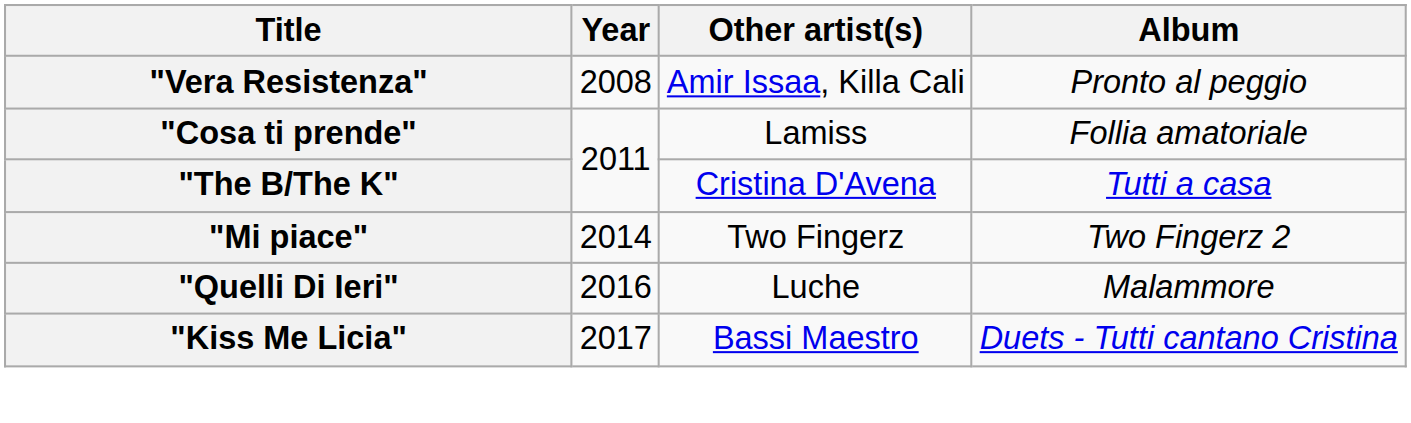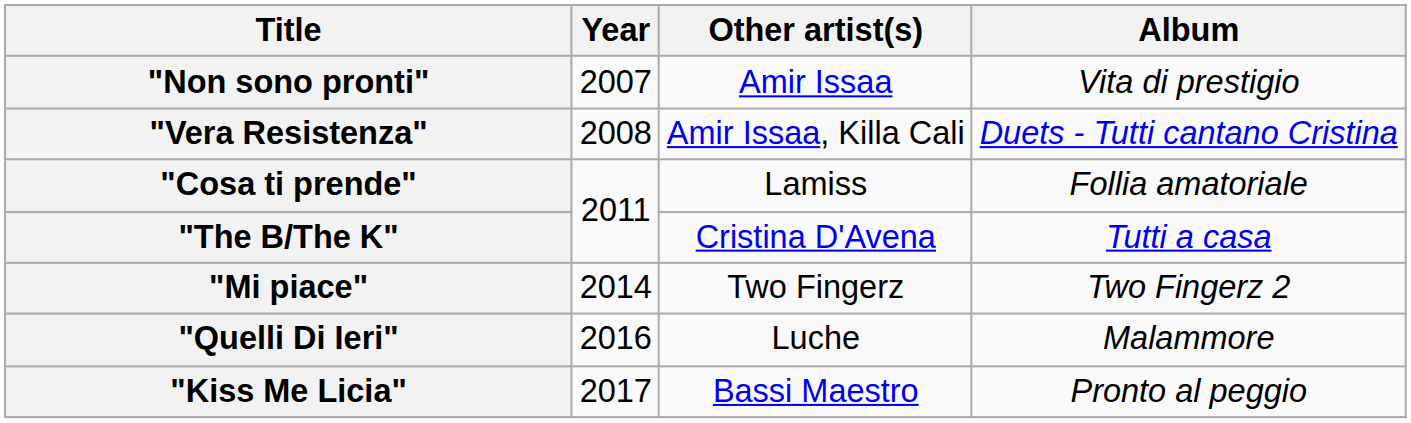+ row: (289, 81)
(1189, 81) Pronto al peggio -> (1189, 133) Duets - Tutti cantano Cristina
(1189, 339) Duets - Tutti cantano Cristina -> (1189, 390) Pronto al peggio
